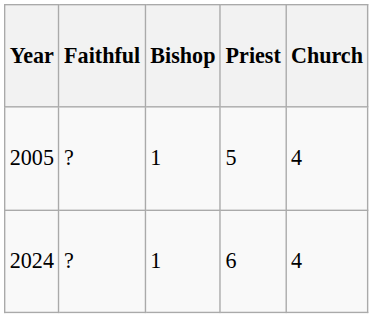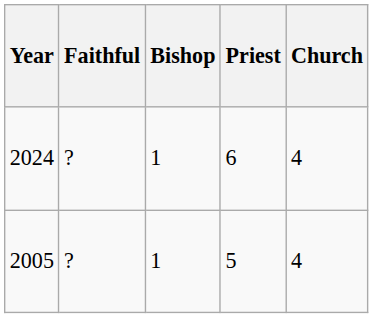rows swapped: (32, 158) <-> (32, 260)
